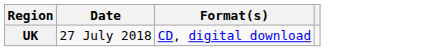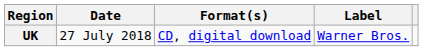+ column: (363, 15)
